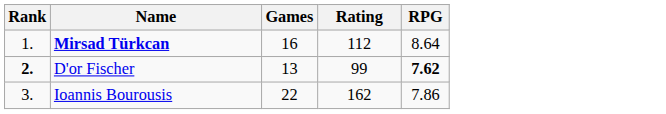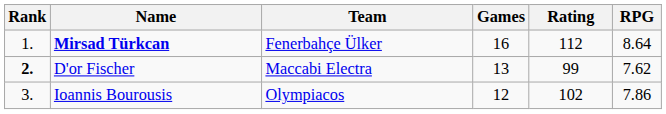+ column: (367, 17)
(425, 69) bold -> (637, 69) normal
(289, 95) 22 -> (501, 95) 12
(359, 95) 162 -> (571, 95) 102
